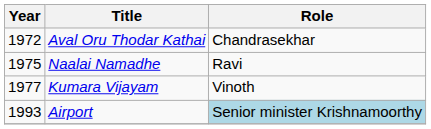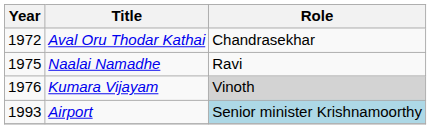(25, 87) 1977 -> (25, 87) 1976
(233, 87) no background -> (233, 87) lightgrey background
